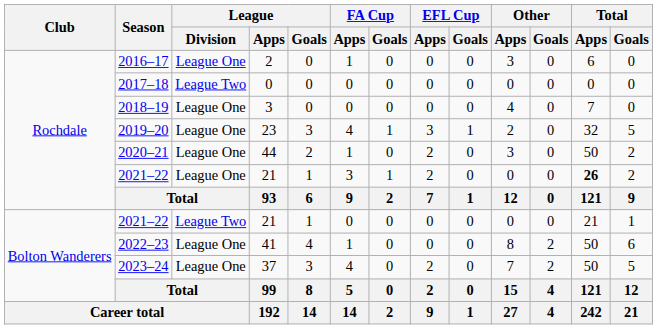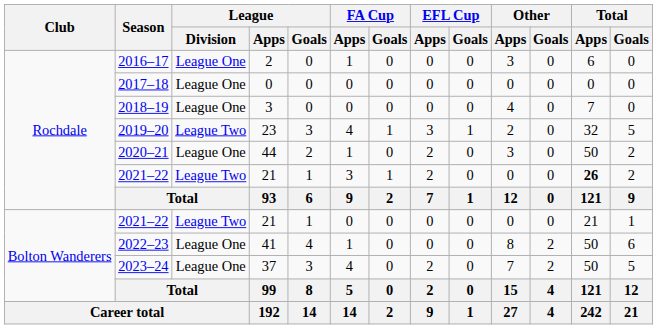(211, 84) League Two -> (211, 84) League One
(211, 130) League One -> (211, 130) League Two
(211, 175) League One -> (211, 175) League Two
